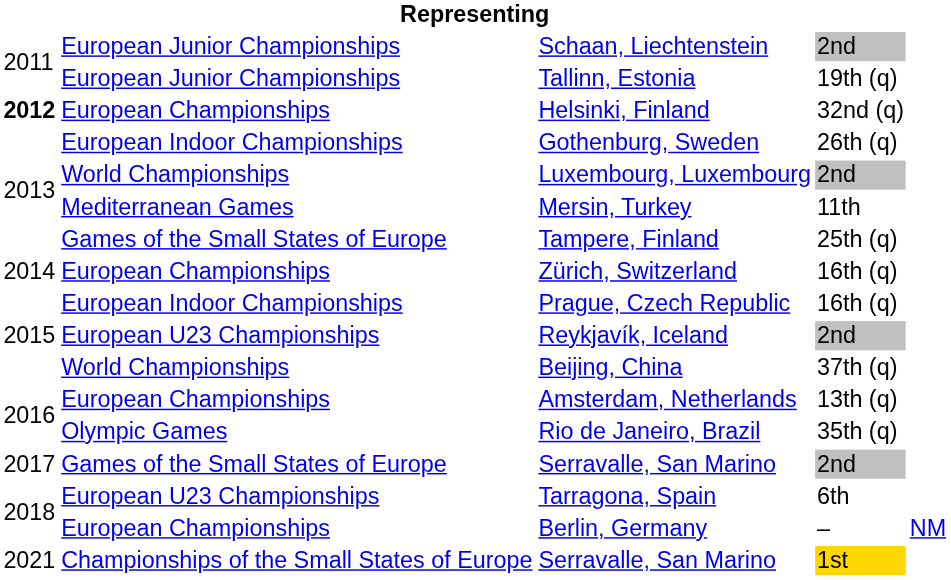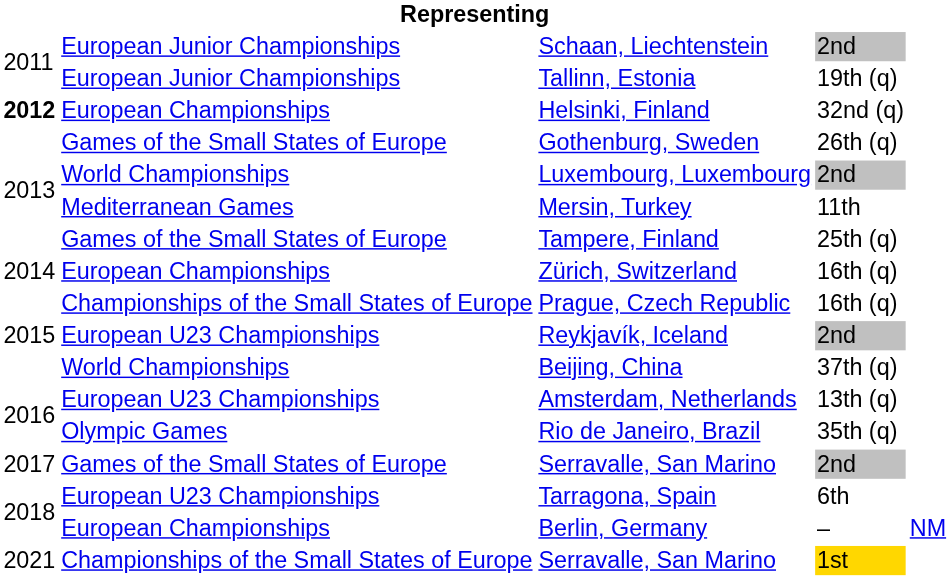(232, 142) European Indoor Championships -> (254, 142) Games of the Small States of Europe
(232, 303) European Indoor Championships -> (297, 303) Championships of the Small States of Europe
(196, 399) European Championships -> (220, 399) European U23 Championships
